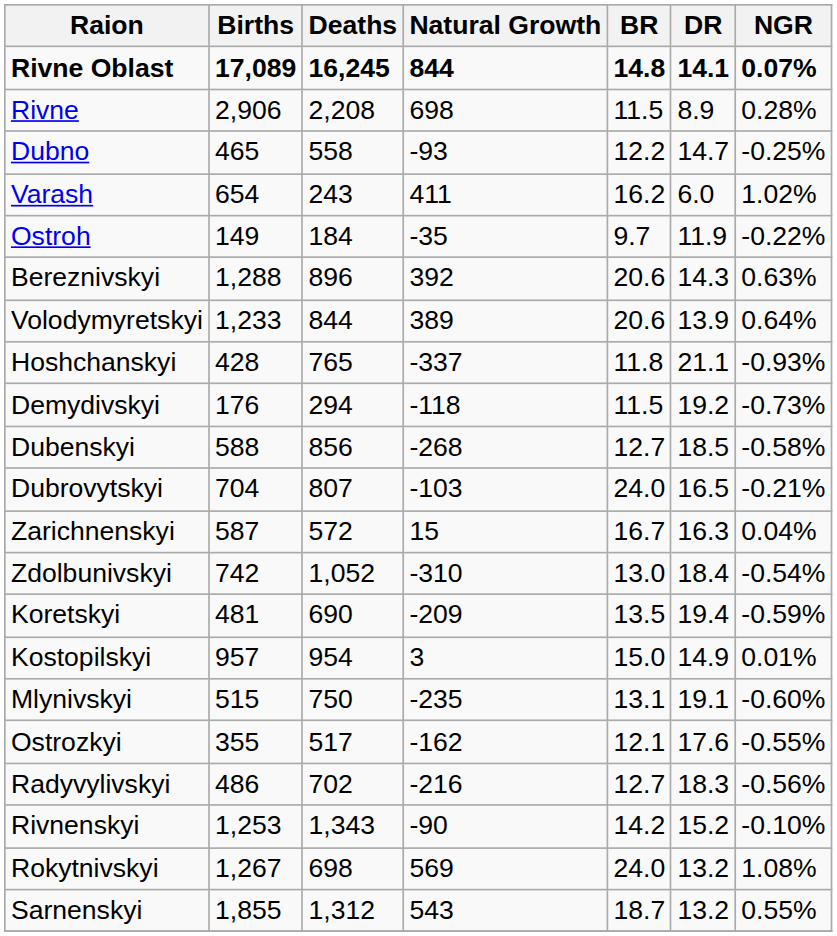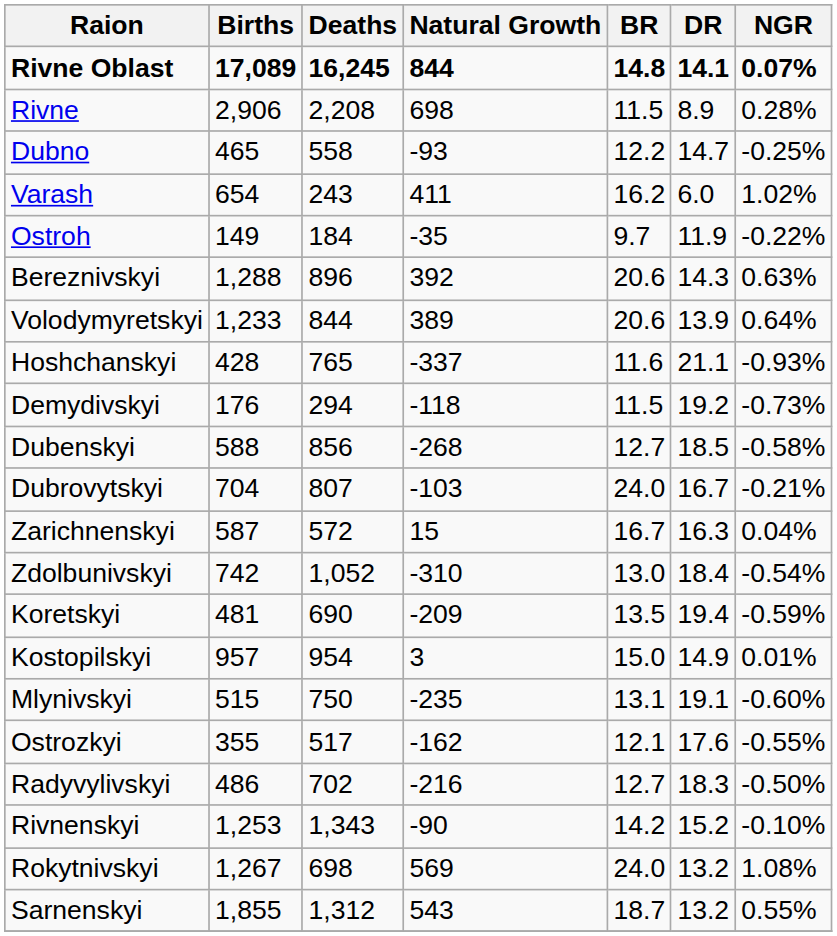(638, 362) 11.8 -> (638, 362) 11.6
(703, 488) 16.5 -> (703, 488) 16.7
(783, 783) -0.56% -> (783, 783) -0.50%
